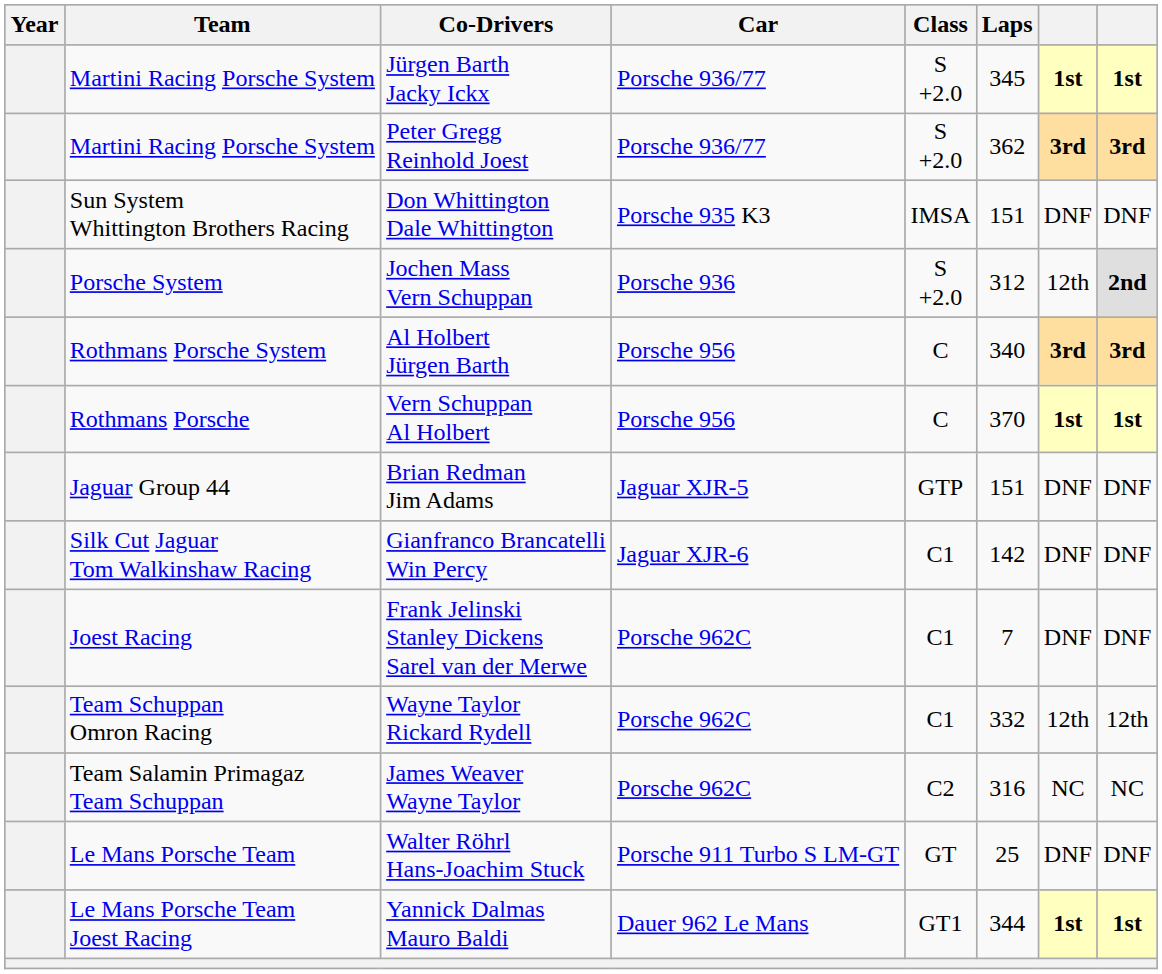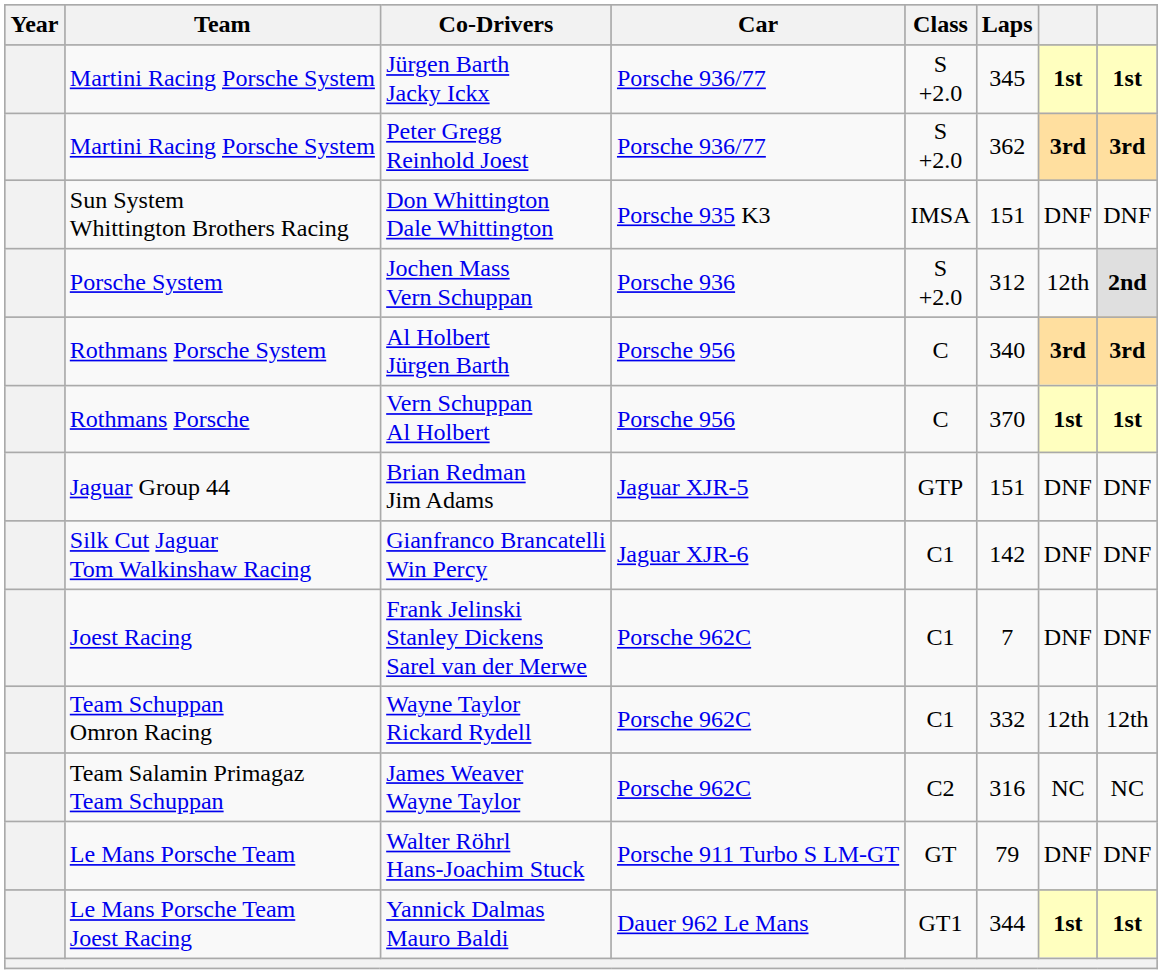(1007, 855) 25 -> (1007, 855) 79
